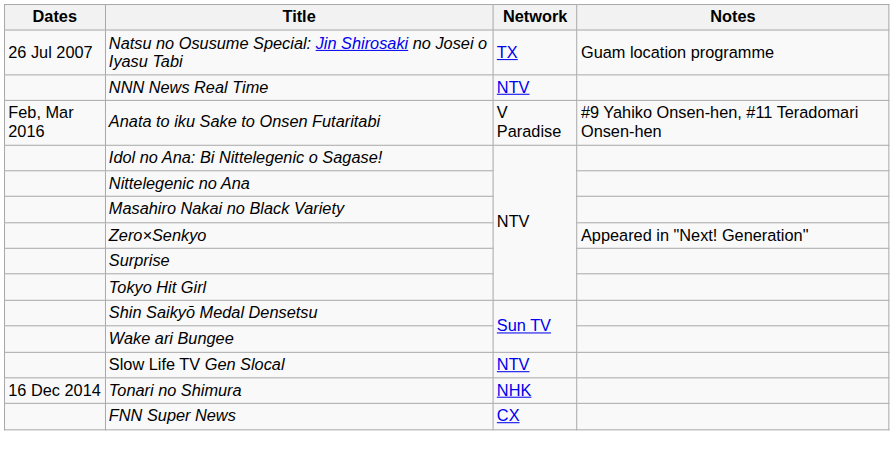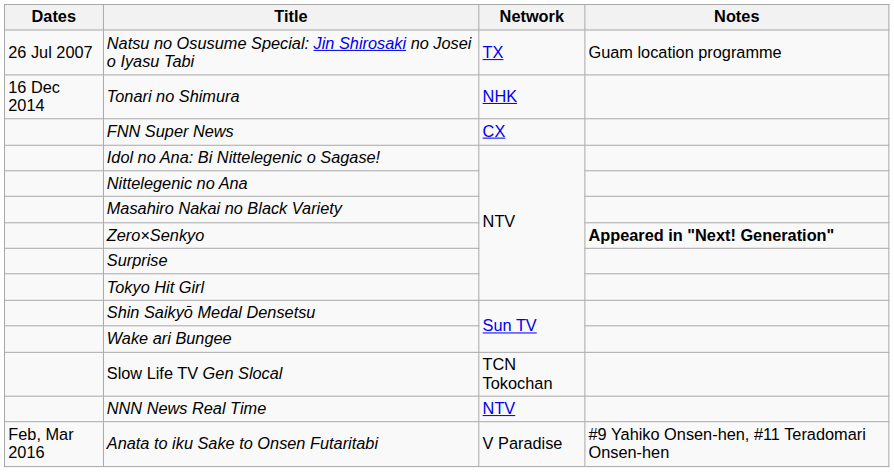rows swapped: (189, 87) <-> (175, 390)
rows swapped: (172, 416) <-> (244, 122)
(695, 235) normal -> (711, 235) bold
(513, 364) NTV -> (518, 373) TCN Tokochan
